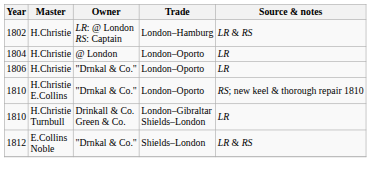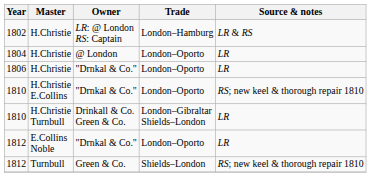(173, 143) Shields–London -> (173, 143) London–Oporto
(235, 143) LR & RS -> (223, 143) LR
+ row: (16, 164)
